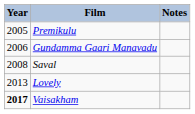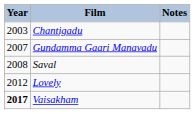+ row: (58, 30)
- row: (54, 30)
(17, 48) 2006 -> (17, 48) 2007
(17, 82) 2013 -> (17, 82) 2012
